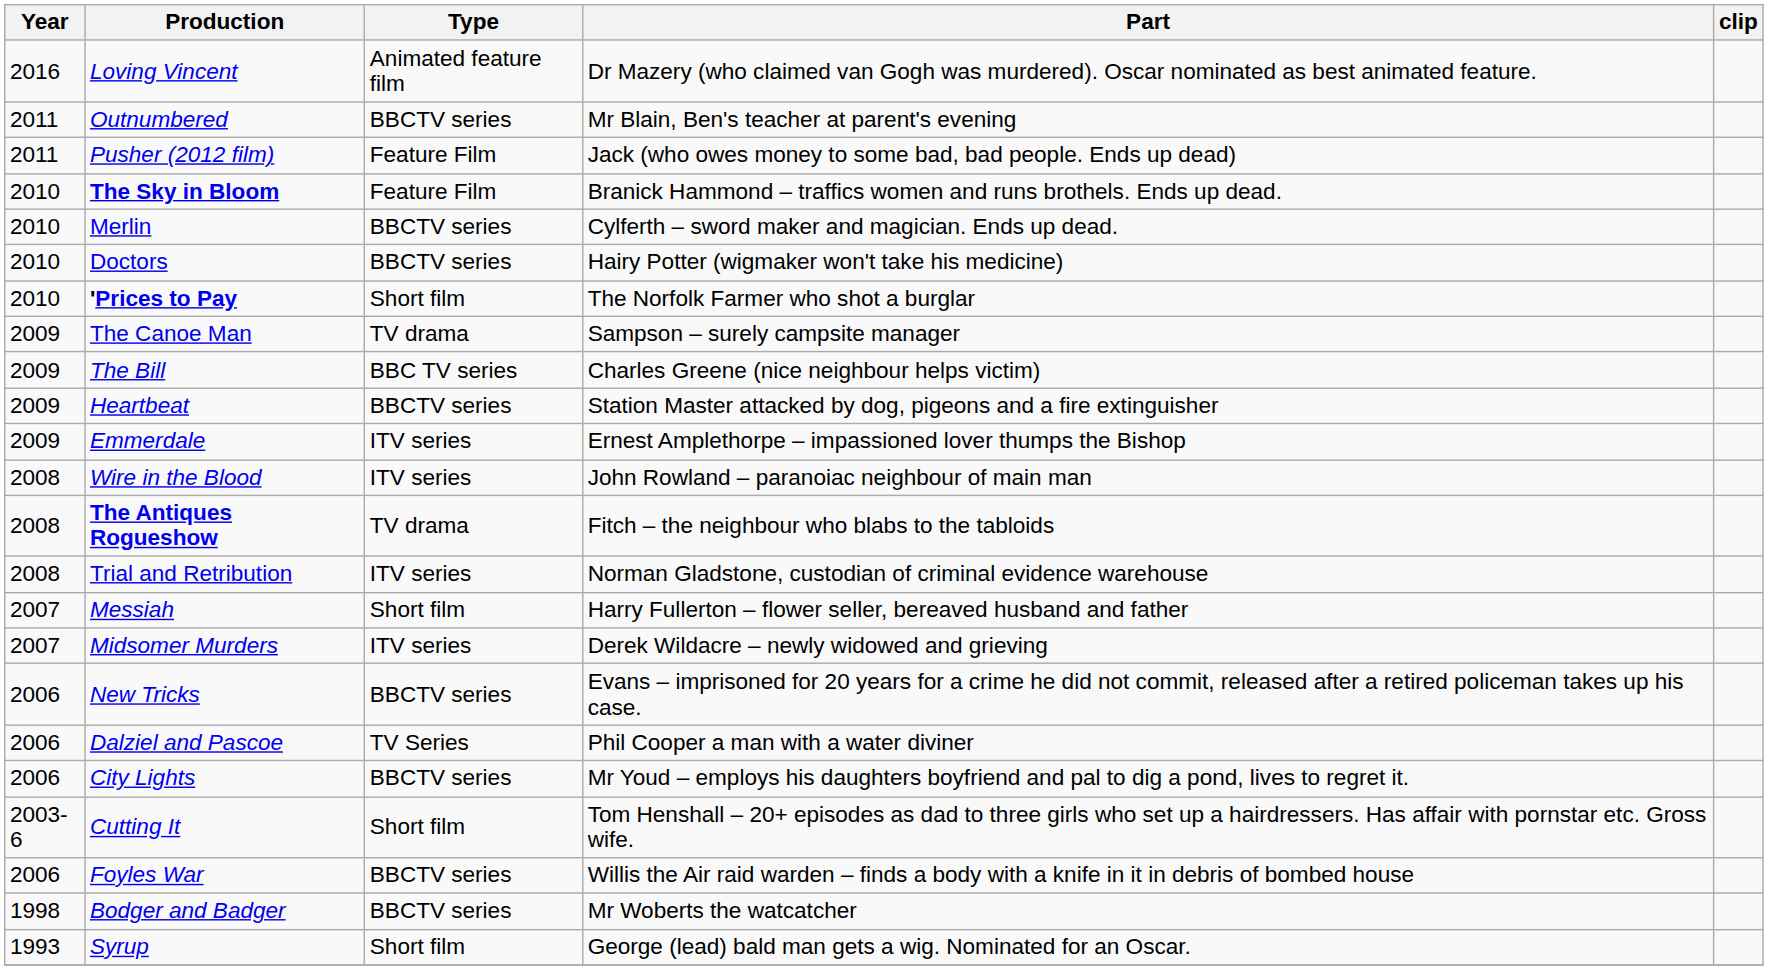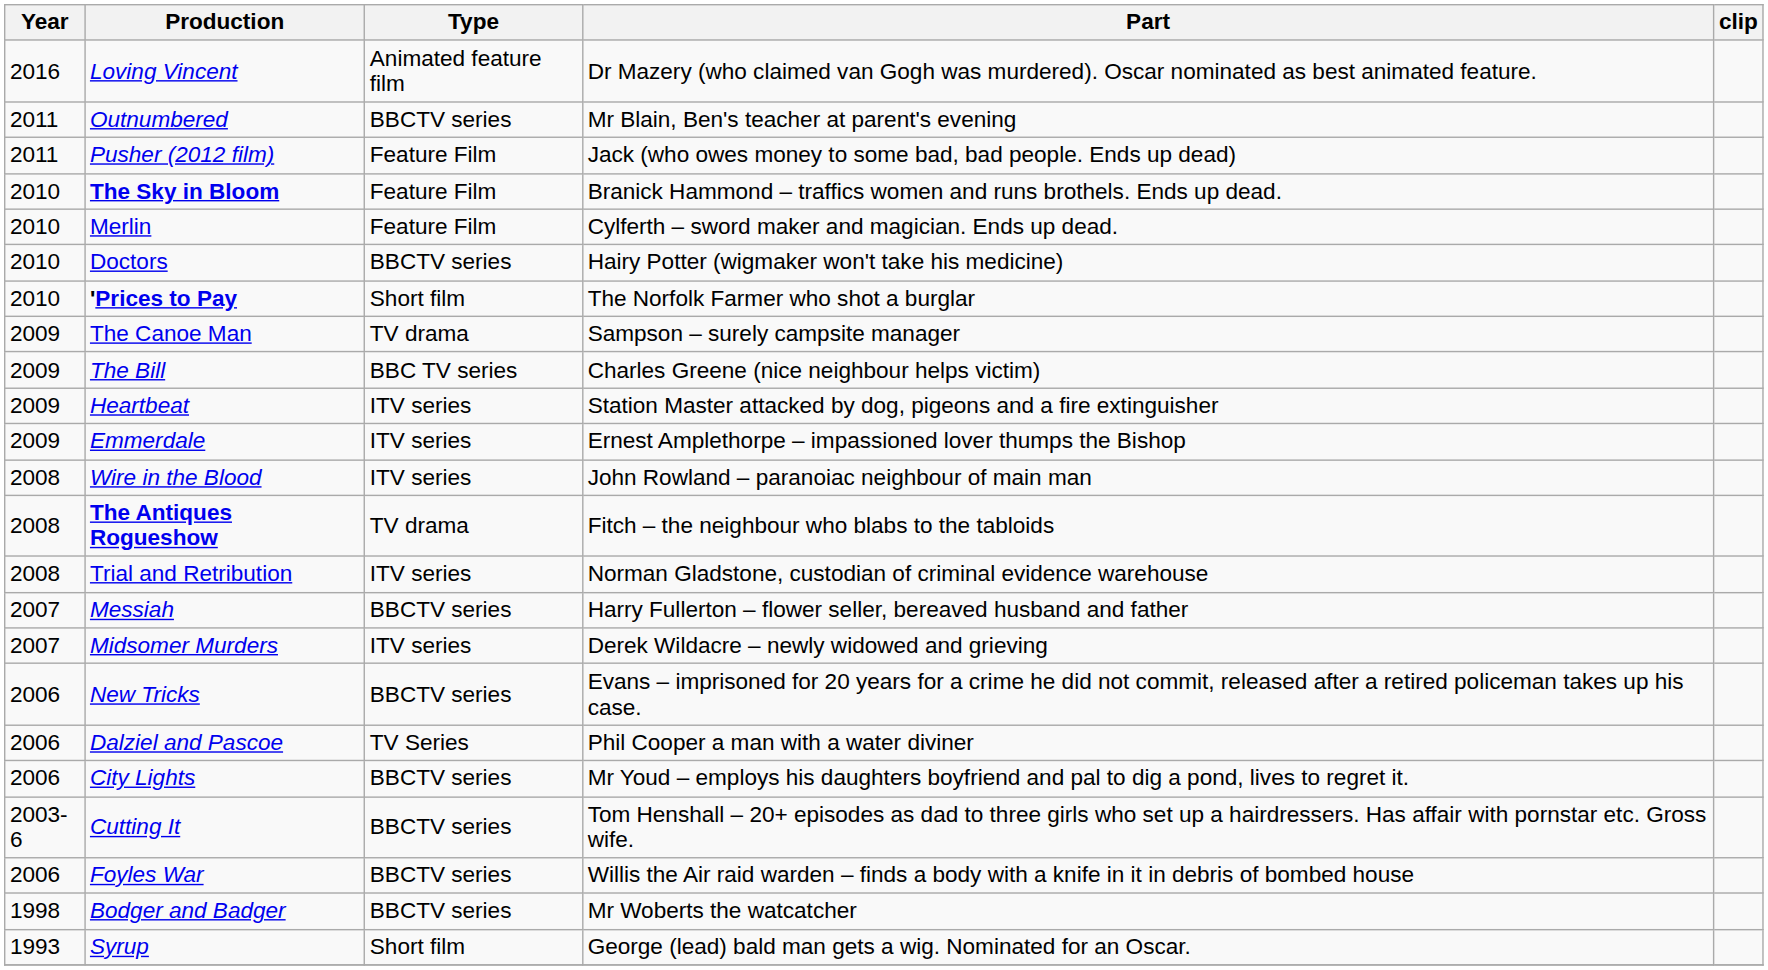(441, 226) BBCTV series -> (433, 226) Feature Film
(441, 405) BBCTV series -> (421, 405) ITV series
(417, 609) Short film -> (441, 609) BBCTV series
(417, 826) Short film -> (441, 826) BBCTV series
